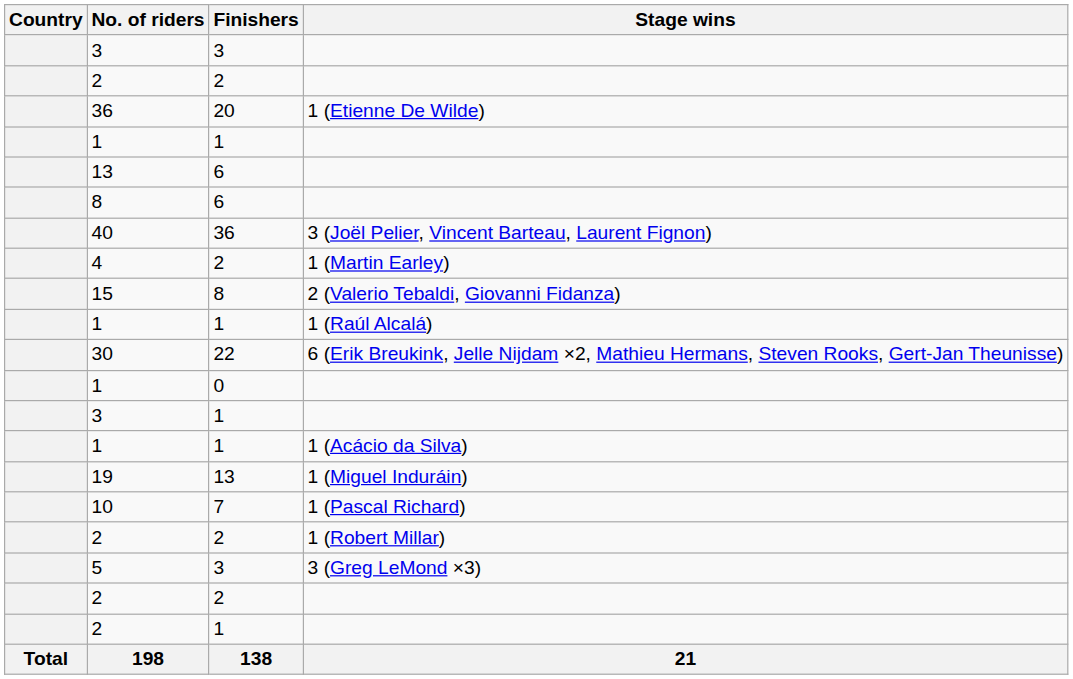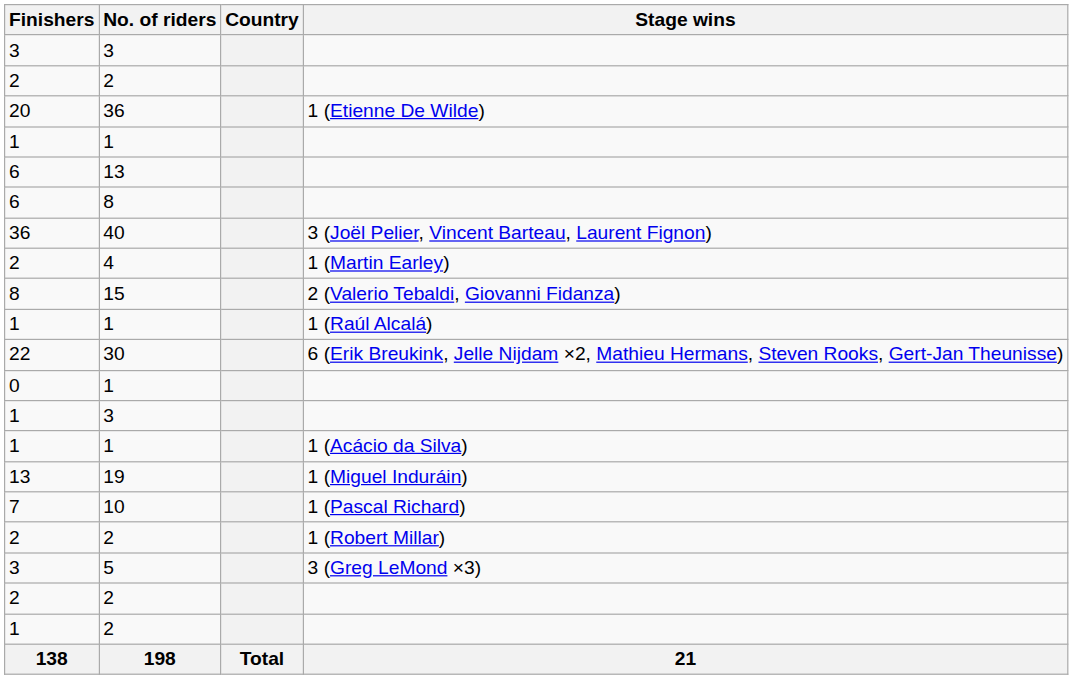columns swapped: (46, 19) <-> (256, 19)
